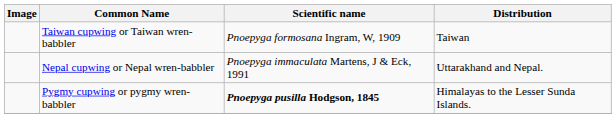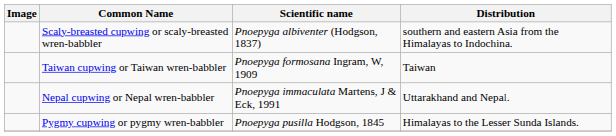+ row: (135, 37)
(303, 98) bold -> (310, 122) normal
